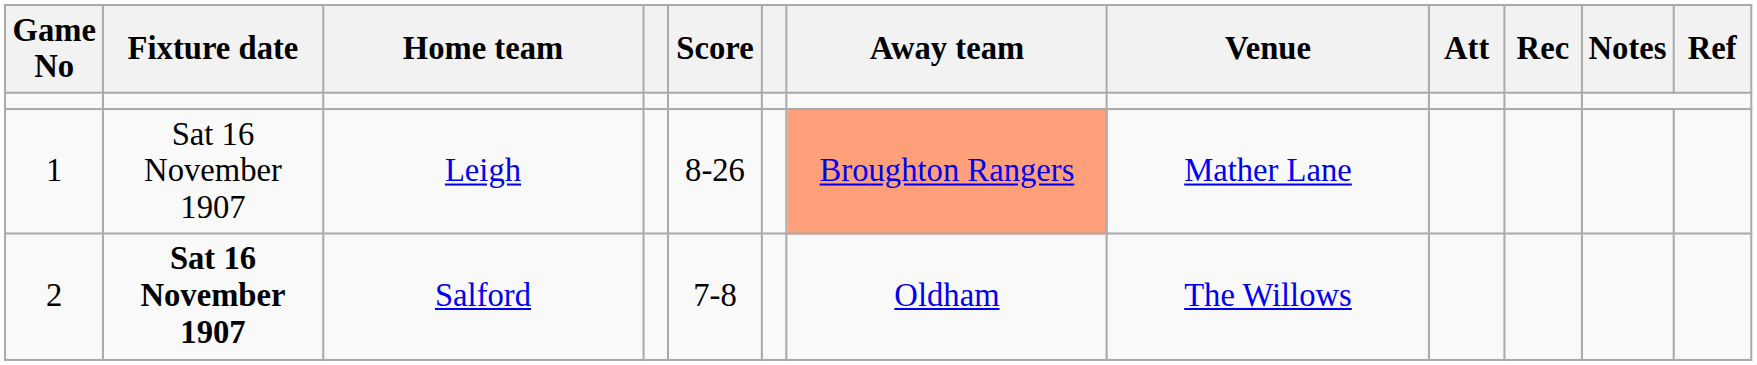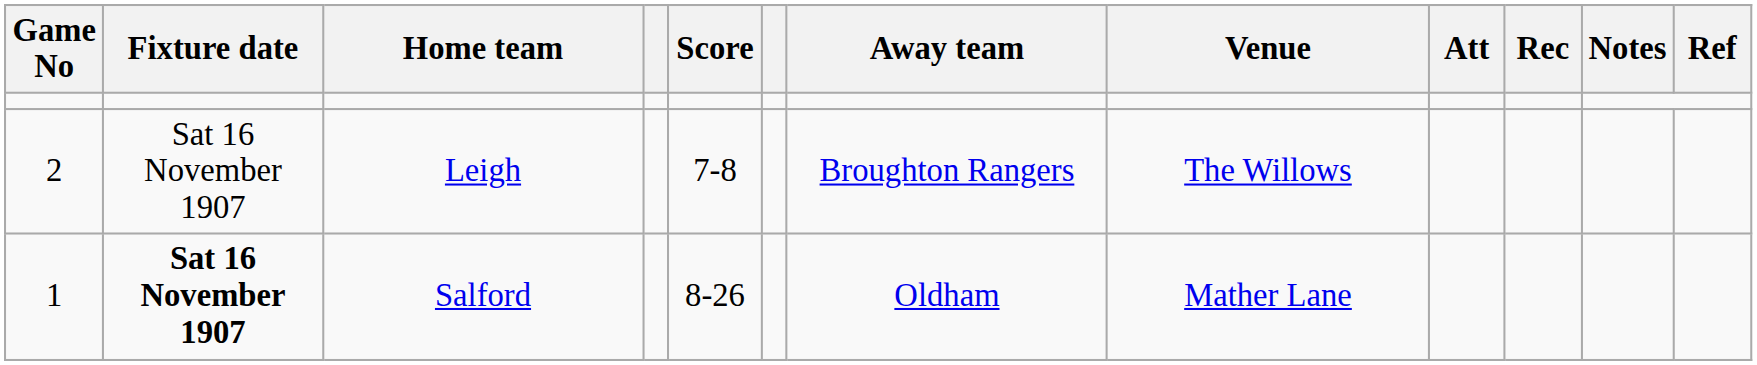(54, 170) 1 -> (54, 170) 2
(715, 170) 8-26 -> (715, 170) 7-8
(947, 170) lightsalmon background -> (947, 170) no background
(1268, 170) Mather Lane -> (1268, 170) The Willows
(54, 295) 2 -> (54, 295) 1
(715, 295) 7-8 -> (715, 295) 8-26
(1268, 295) The Willows -> (1268, 295) Mather Lane
